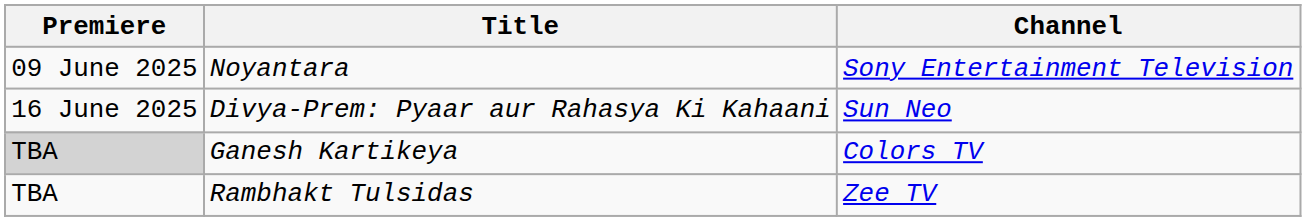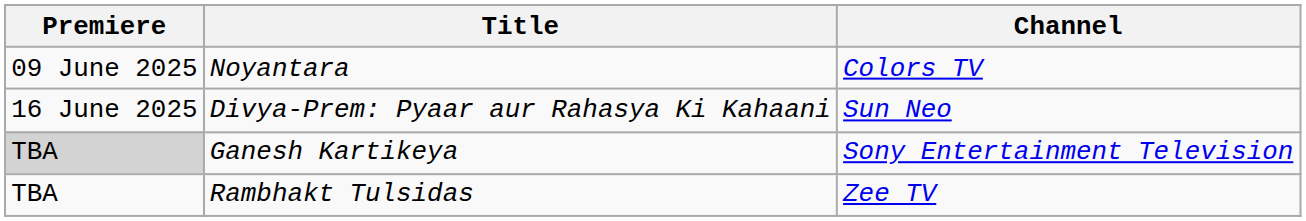(1068, 68) Sony Entertainment Television -> (913, 68) Colors TV
(913, 153) Colors TV -> (1068, 153) Sony Entertainment Television
